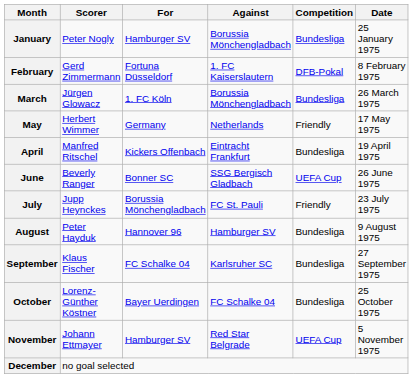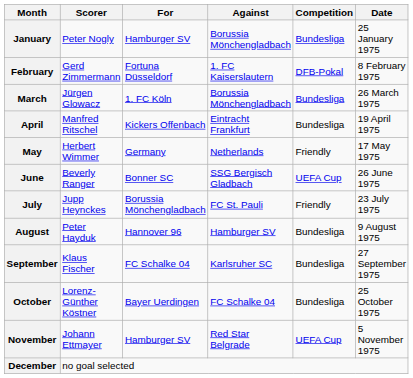rows swapped: (32, 151) <-> (32, 125)
